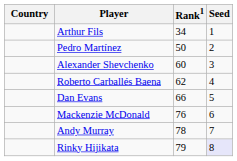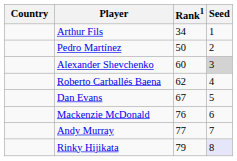(212, 65) no background -> (212, 65) lightgrey background
(181, 98) 66 -> (181, 98) 67
(181, 131) 78 -> (181, 131) 77
